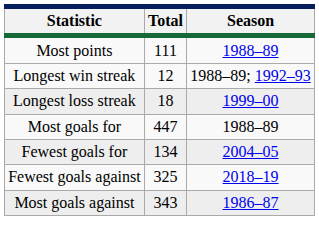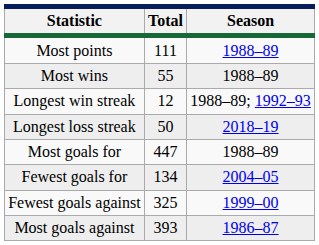+ row: (74, 75)
(165, 101) 18 -> (165, 126) 50
(251, 101) 1999–00 -> (251, 126) 2018–19
(251, 177) 2018–19 -> (251, 202) 1999–00
(165, 202) 343 -> (165, 228) 393
